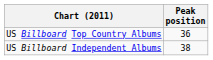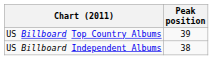(186, 34) 36 -> (186, 34) 39
